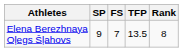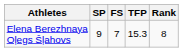(137, 34) 13.5 -> (137, 34) 15.3
